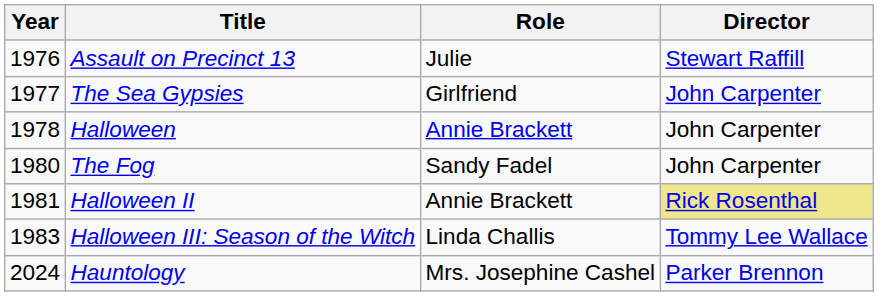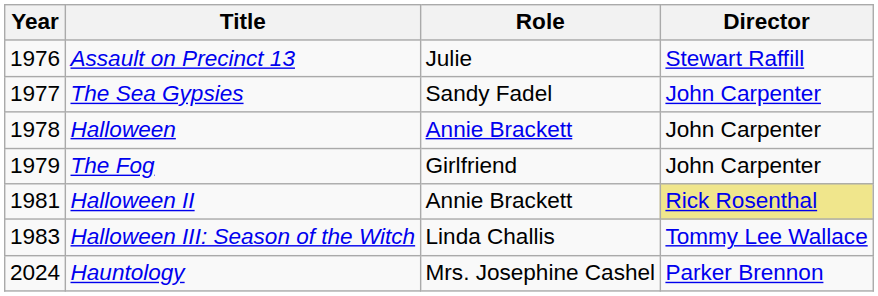(471, 93) Girlfriend -> (489, 93) Sandy Fadel
(35, 165) 1980 -> (35, 165) 1979
(489, 165) Sandy Fadel -> (471, 165) Girlfriend
